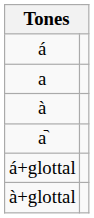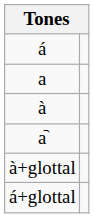rows swapped: (42, 167) <-> (42, 197)
